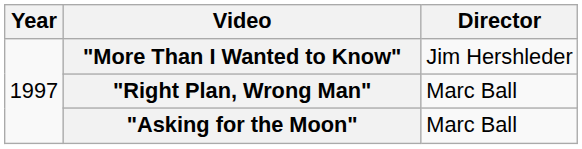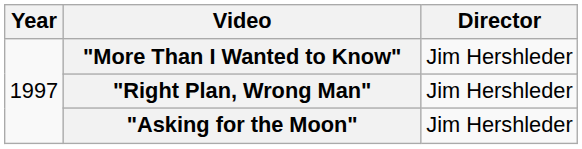(472, 90) Marc Ball -> (499, 90) Jim Hershleder
(472, 125) Marc Ball -> (499, 125) Jim Hershleder
